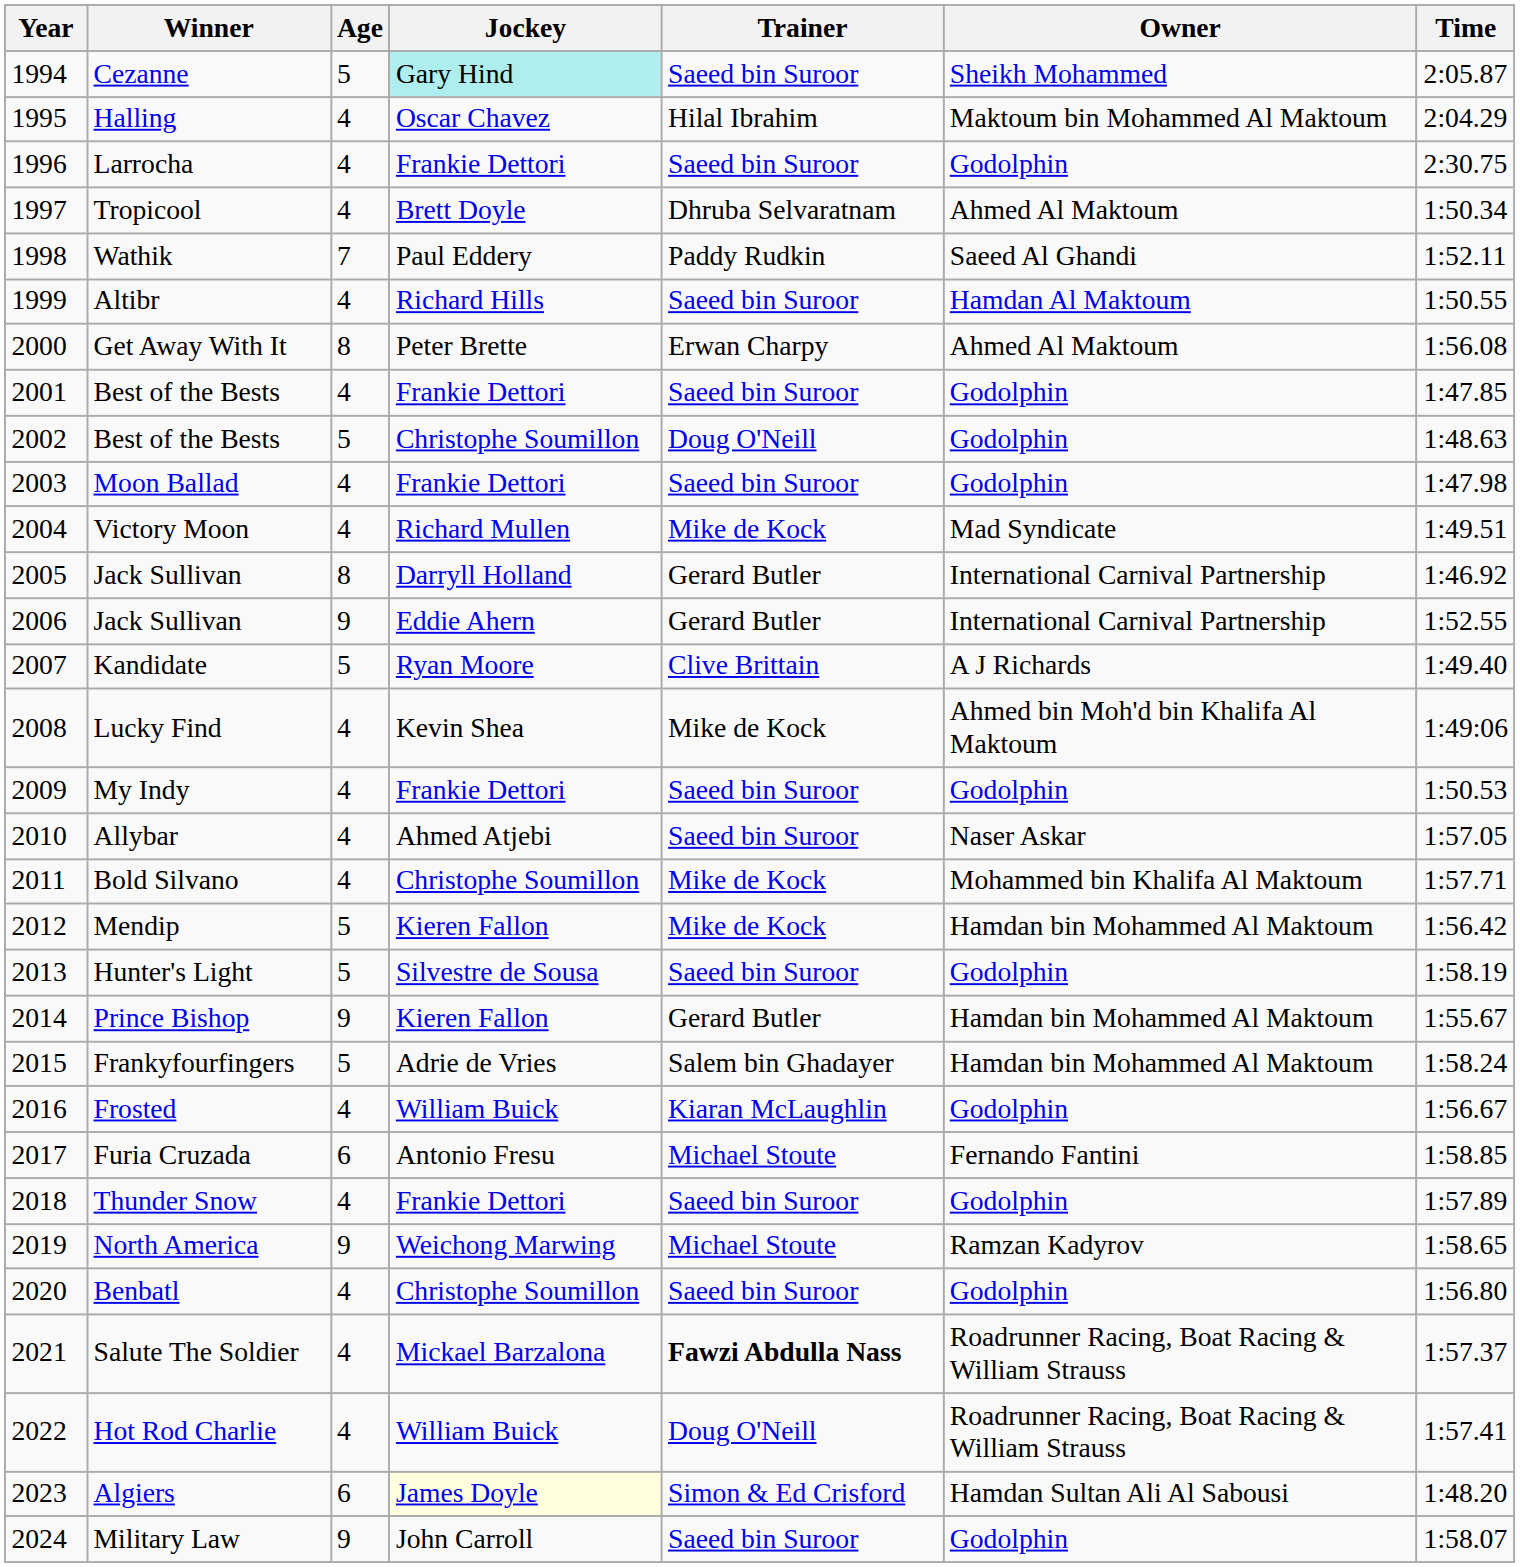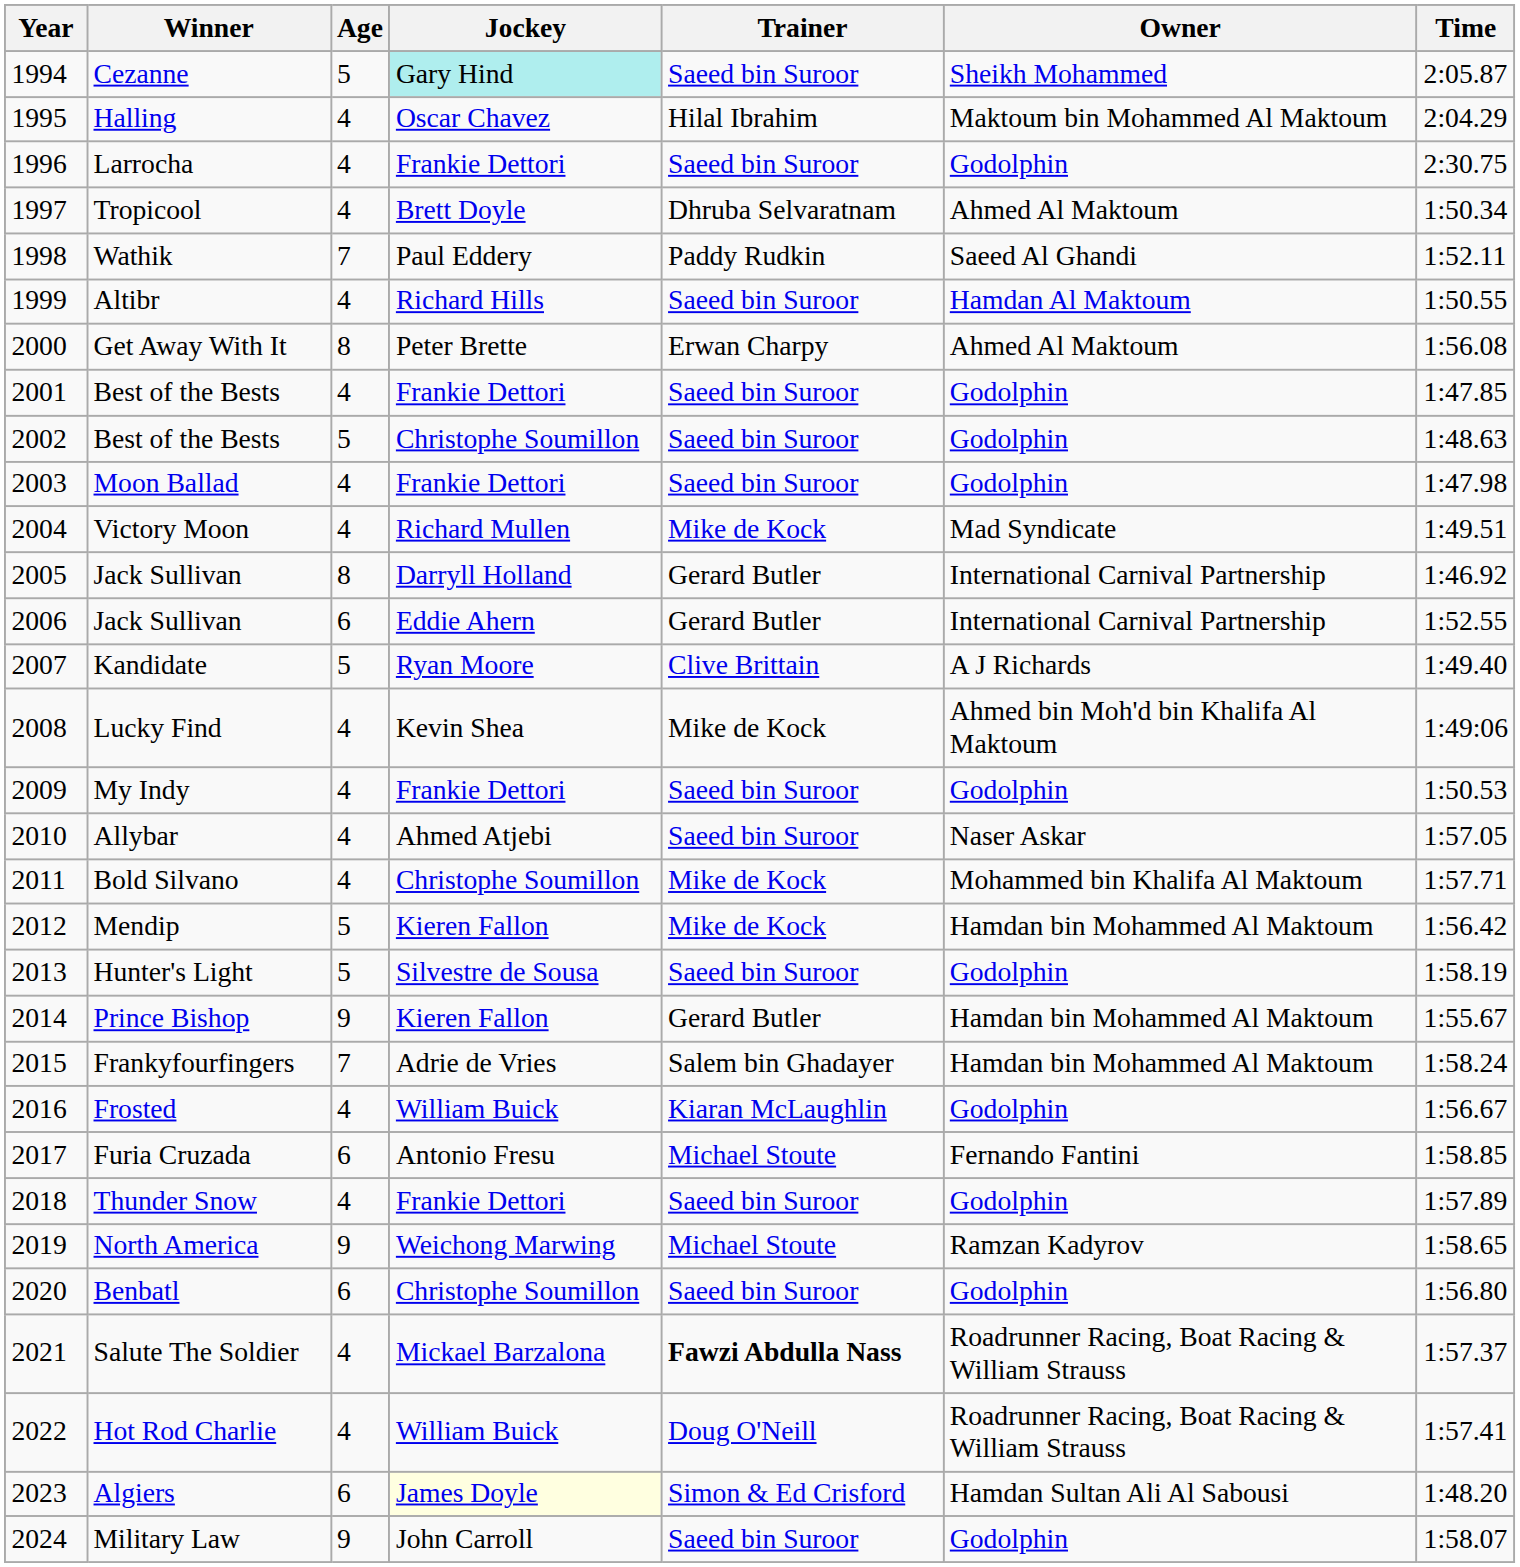(742, 438) Doug O'Neill -> (763, 438) Saeed bin Suroor
(344, 620) 9 -> (344, 620) 6
(344, 1063) 5 -> (344, 1063) 7
(344, 1291) 4 -> (344, 1291) 6
